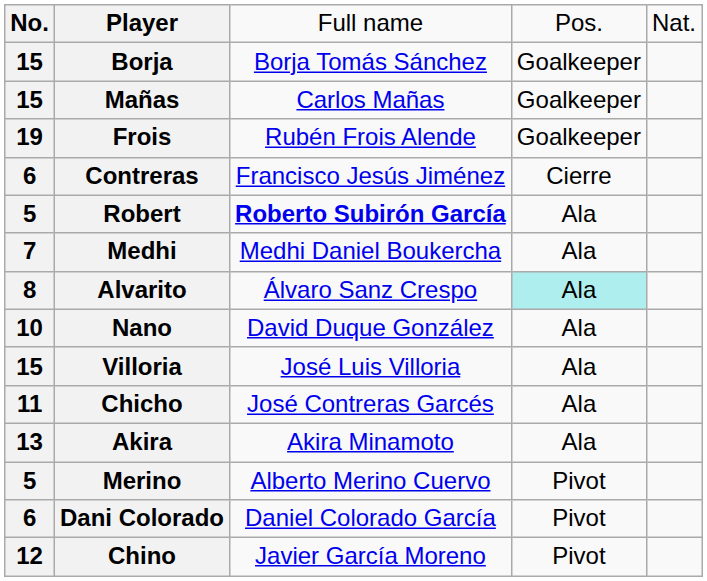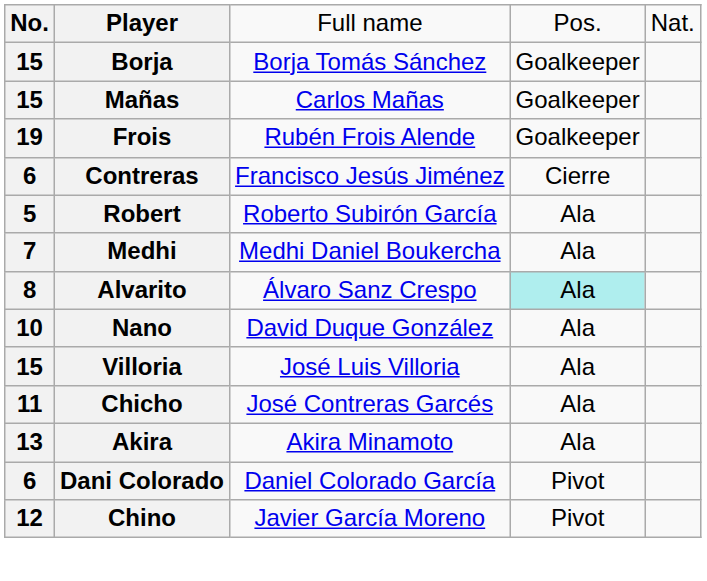(370, 213) bold -> (370, 213) normal
- row: (142, 480)
